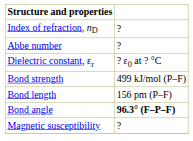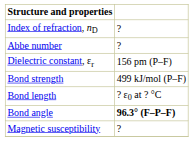(139, 62) ? ε0 at ? °C -> (144, 62) 156 pm (P–F)
(144, 94) 156 pm (P–F) -> (139, 96) ? ε0 at ? °C
